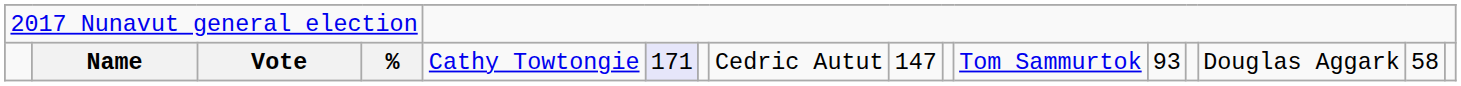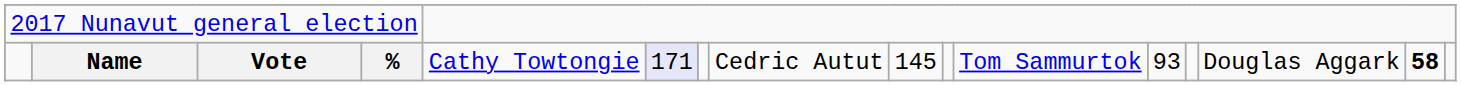(916, 62) 147 -> (916, 62) 145
(1425, 62) normal -> (1425, 62) bold
